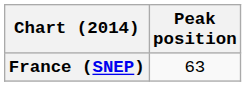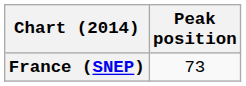(195, 67) 63 -> (195, 67) 73
